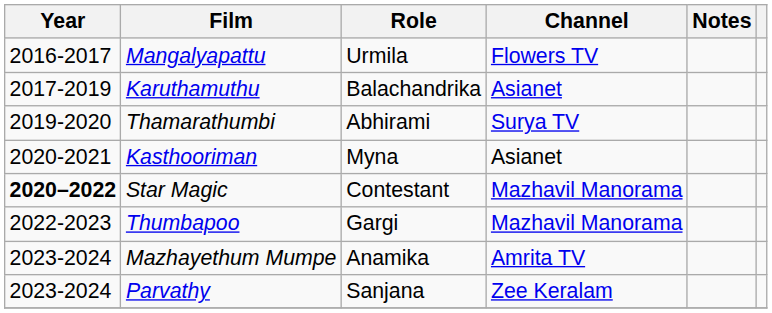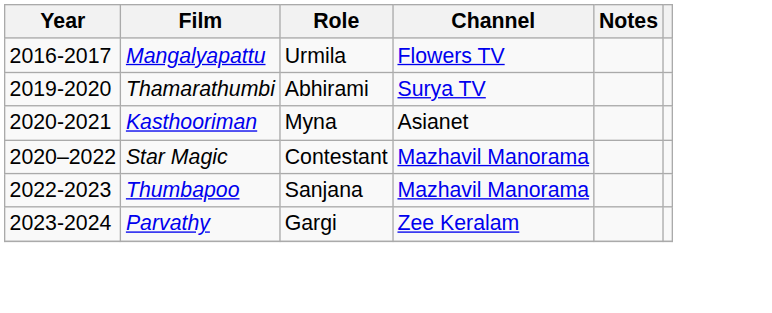- row: (193, 88)
(63, 190) bold -> (63, 156) normal
(372, 223) Gargi -> (324, 190) Sanjana
- row: (231, 257)
(385, 291) Sanjana -> (311, 223) Gargi
